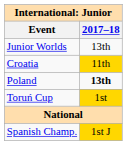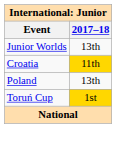(101, 81) bold -> (90, 81) normal
- row: (42, 132)
